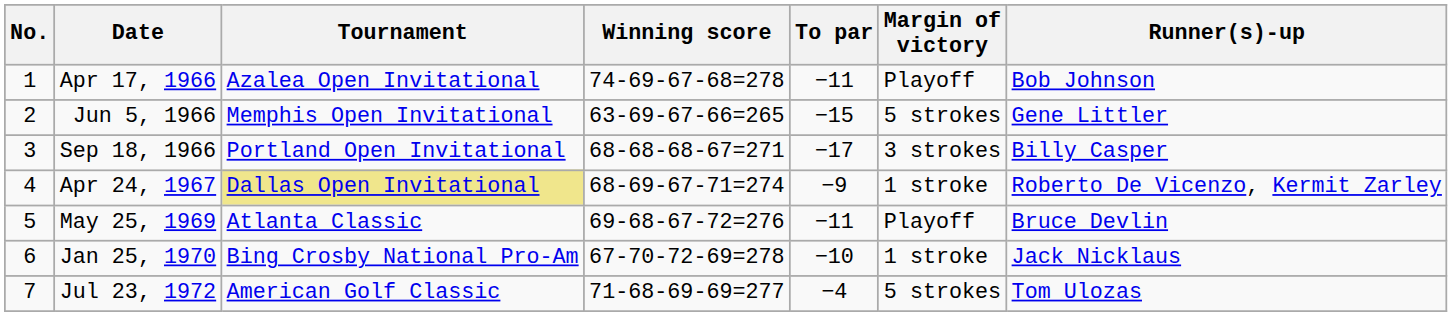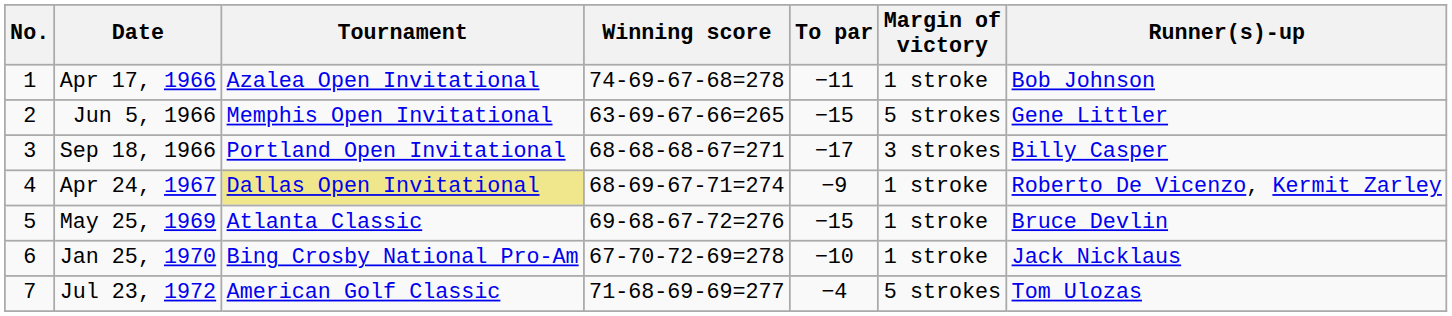(929, 82) Playoff -> (936, 82) 1 stroke
(834, 223) −11 -> (834, 223) −15
(929, 223) Playoff -> (936, 223) 1 stroke
